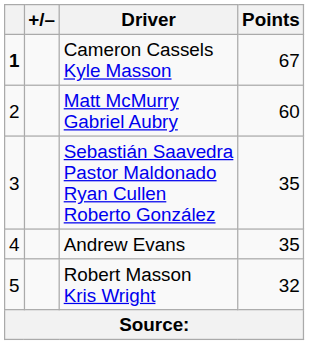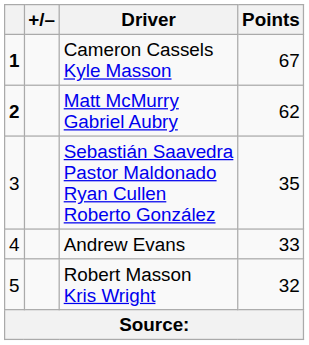(14, 111) normal -> (14, 111) bold
(289, 111) 60 -> (289, 111) 62
(289, 244) 35 -> (289, 244) 33
